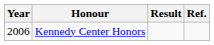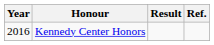(18, 31) 2006 -> (18, 31) 2016
